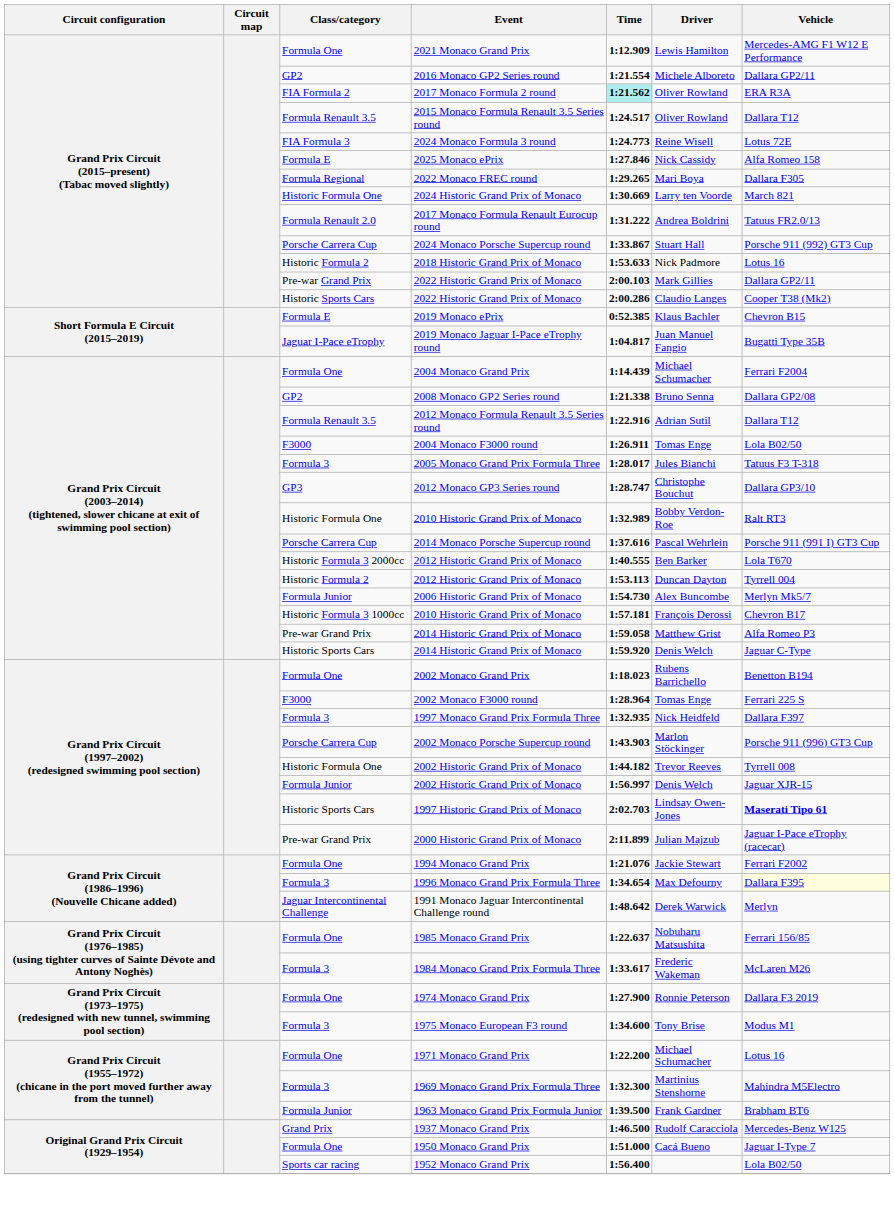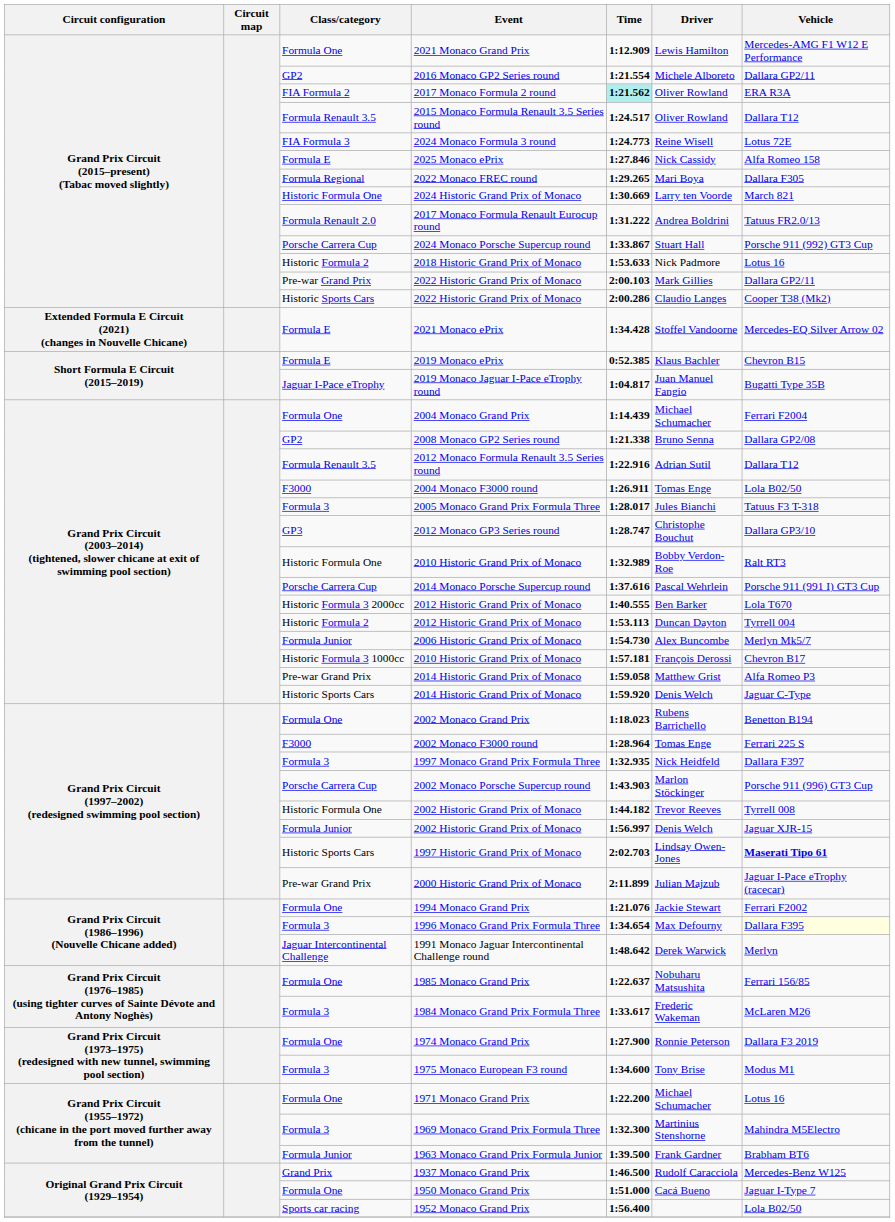+ row: (306, 329)
